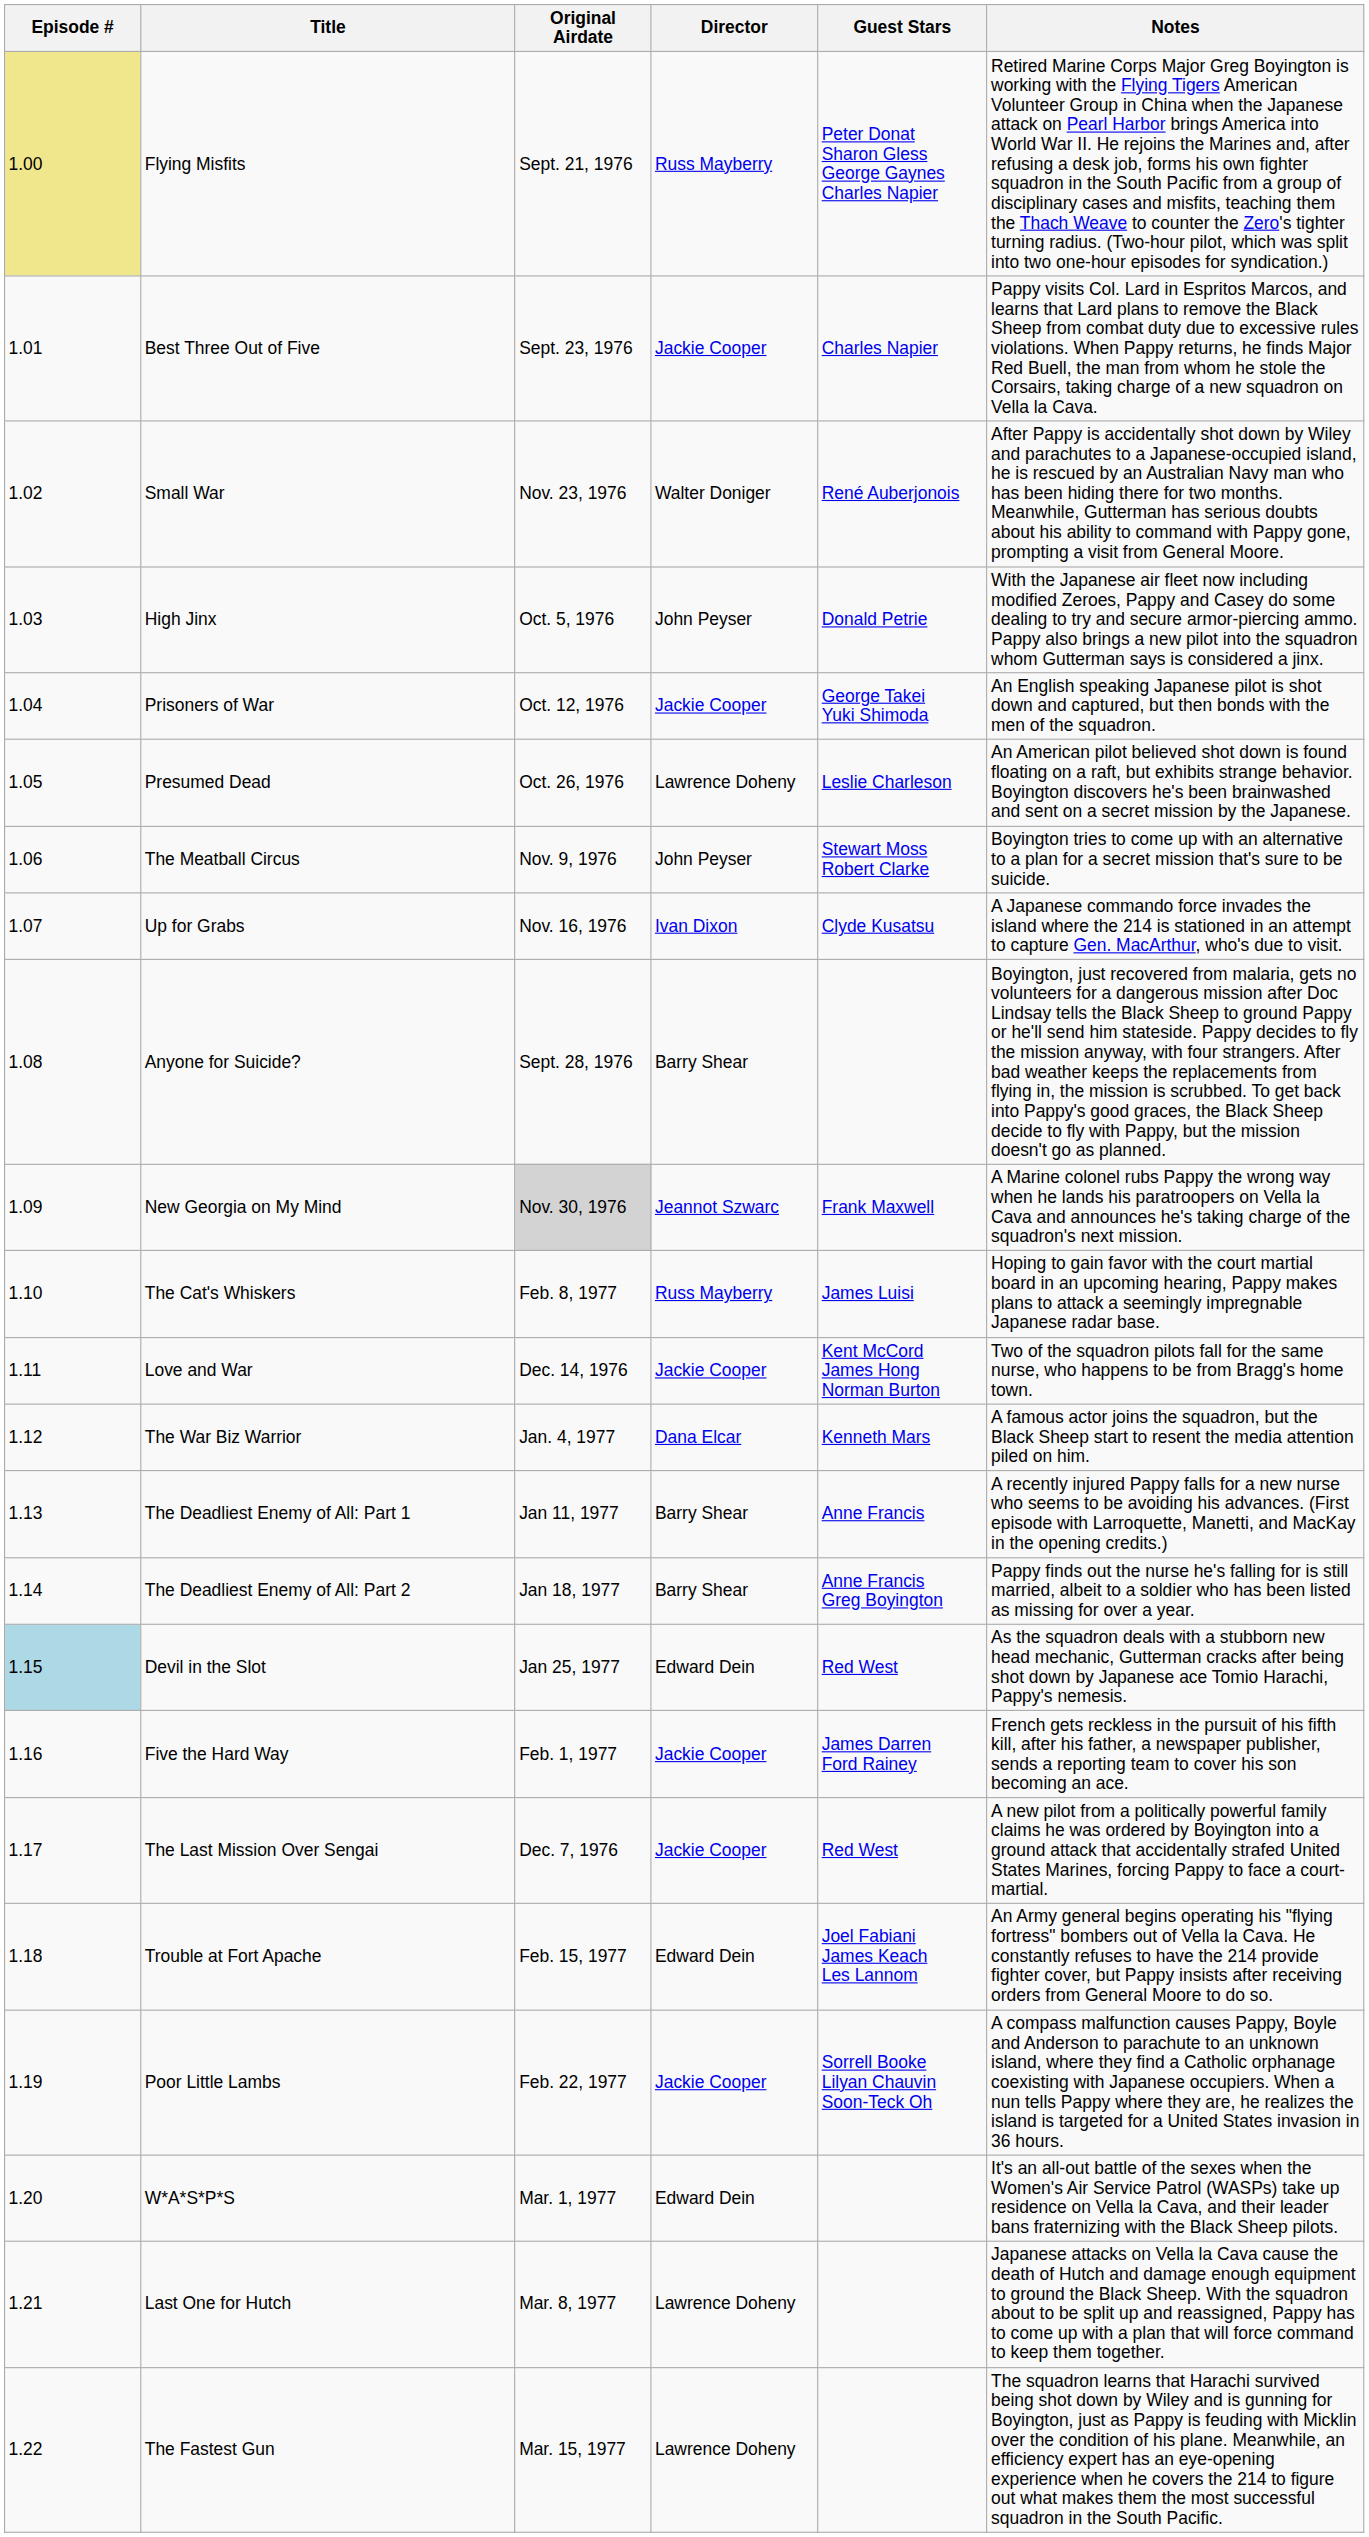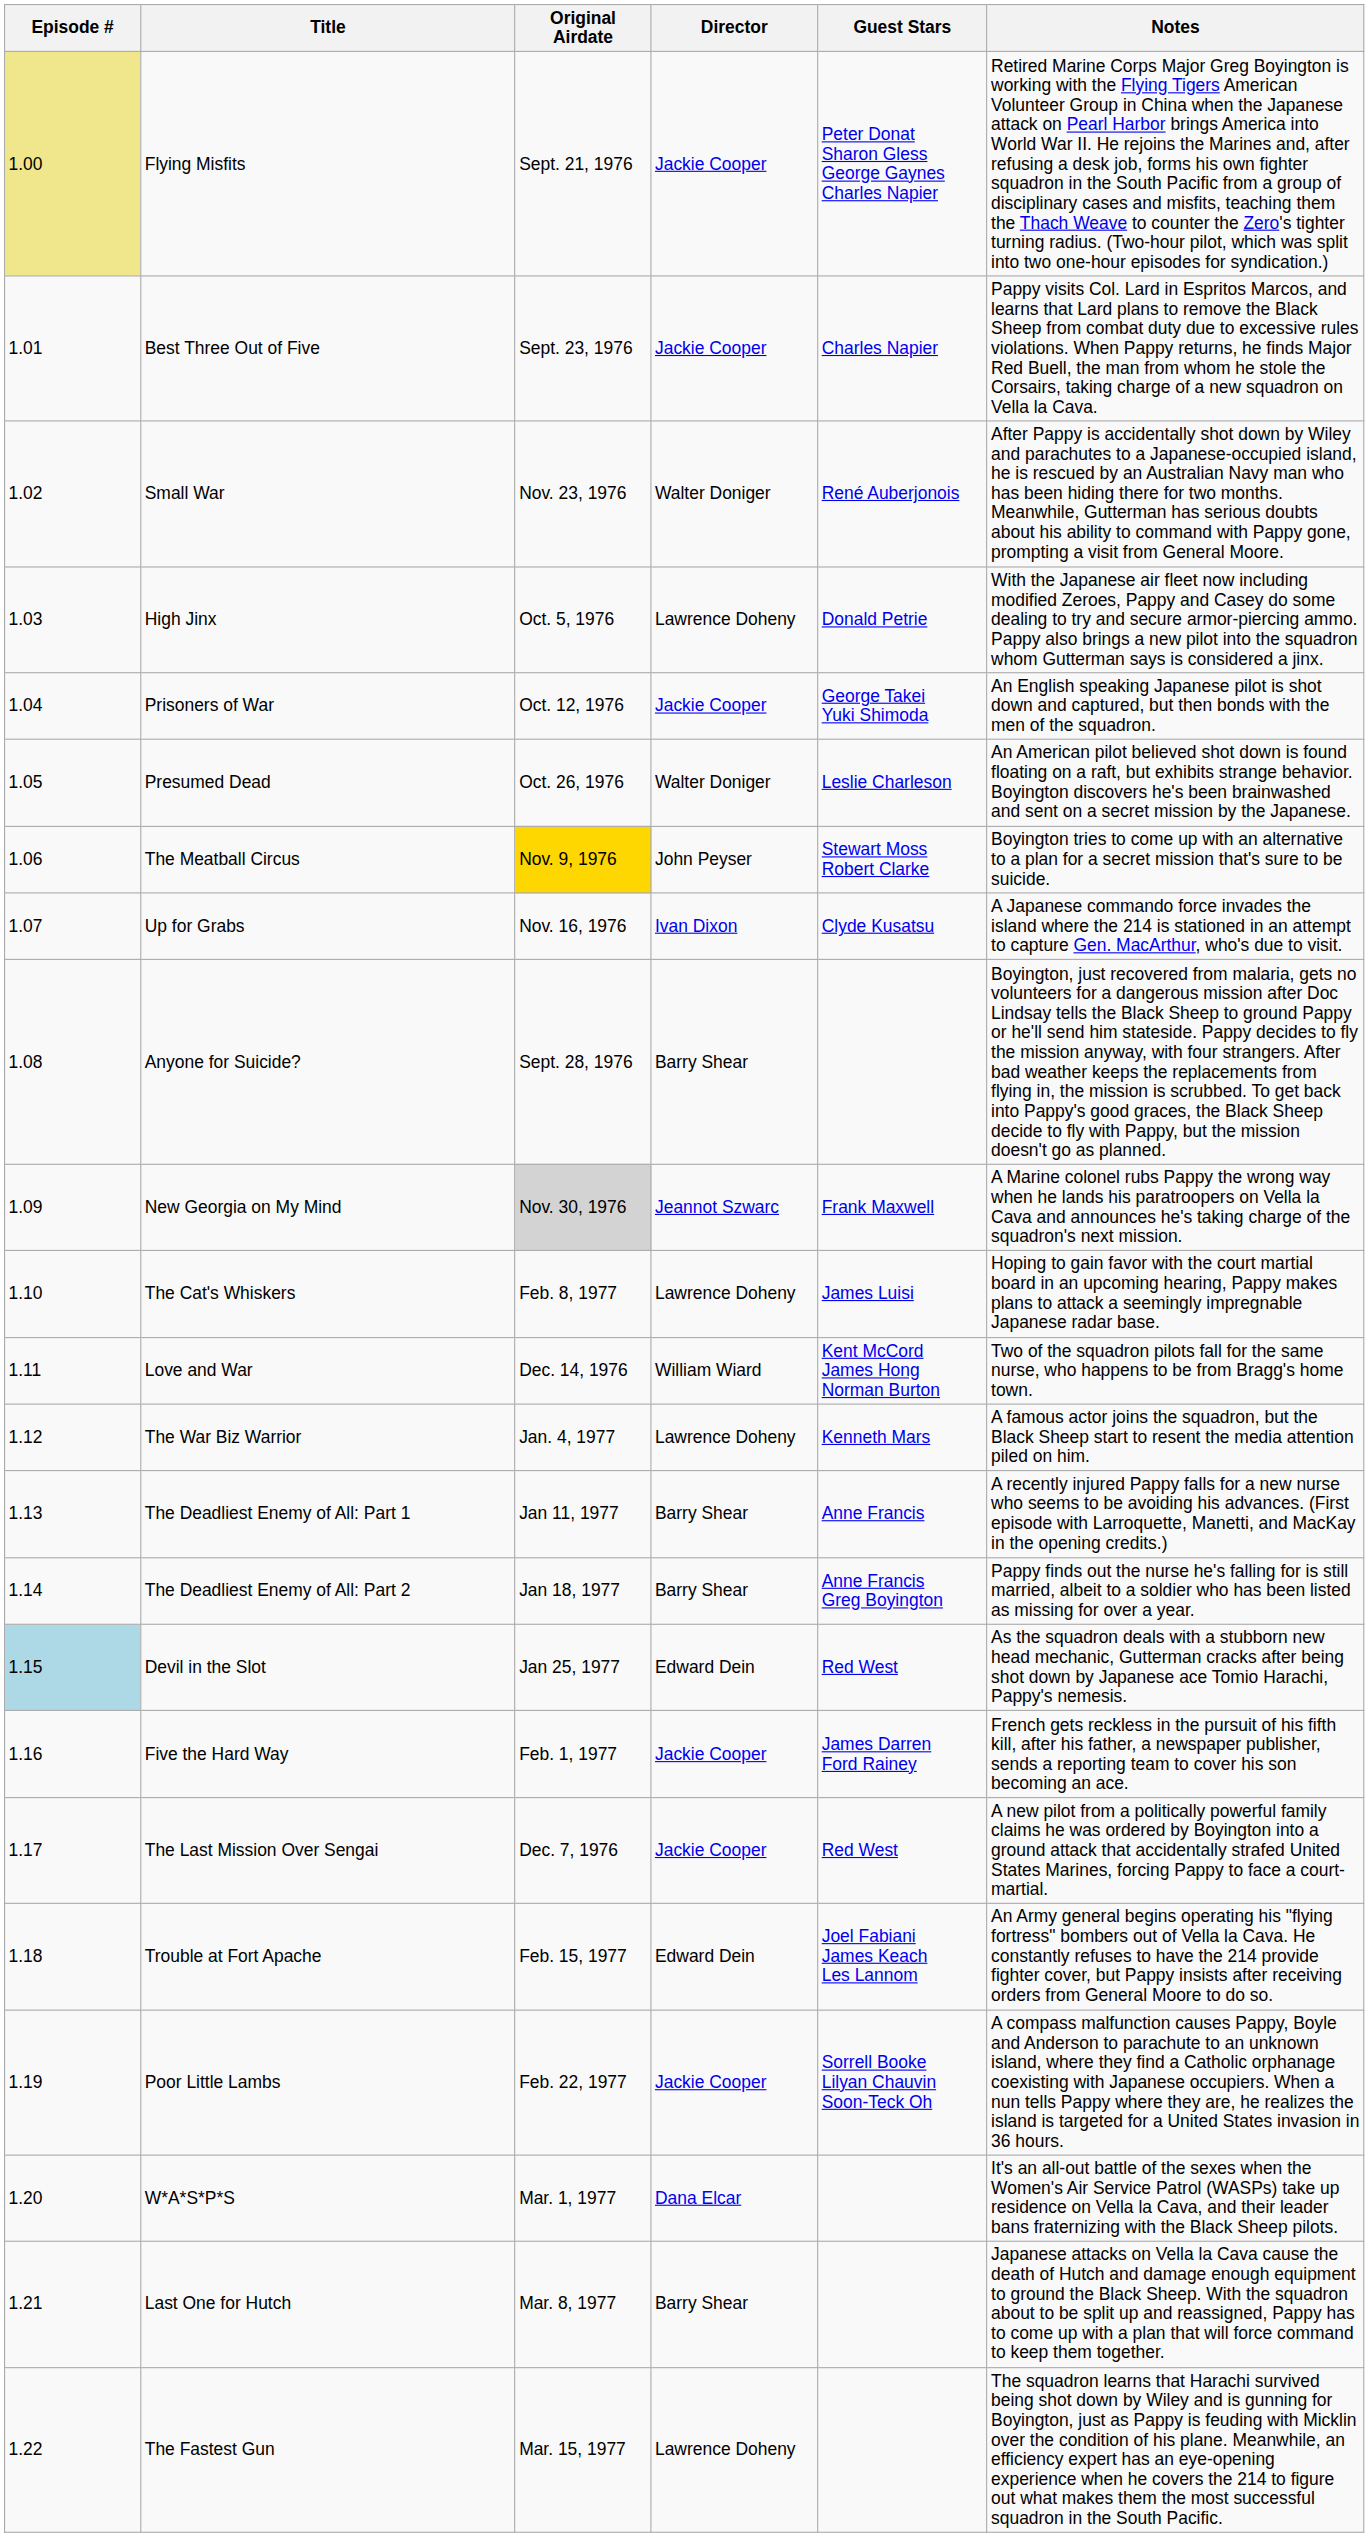(714, 163) Russ Mayberry -> (711, 163) Jackie Cooper
(703, 619) John Peyser -> (725, 619) Lawrence Doheny
(725, 782) Lawrence Doheny -> (713, 782) Walter Doniger
(568, 859) no background -> (568, 859) gold background
(714, 1293) Russ Mayberry -> (725, 1293) Lawrence Doheny
(711, 1370) Jackie Cooper -> (708, 1370) William Wiard
(698, 1437) Dana Elcar -> (725, 1437) Lawrence Doheny
(705, 2198) Edward Dein -> (698, 2198) Dana Elcar
(725, 2304) Lawrence Doheny -> (701, 2304) Barry Shear
